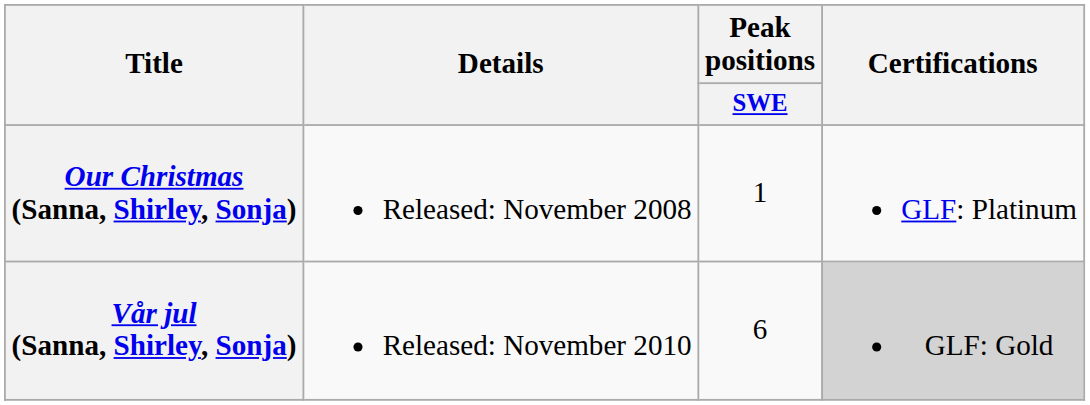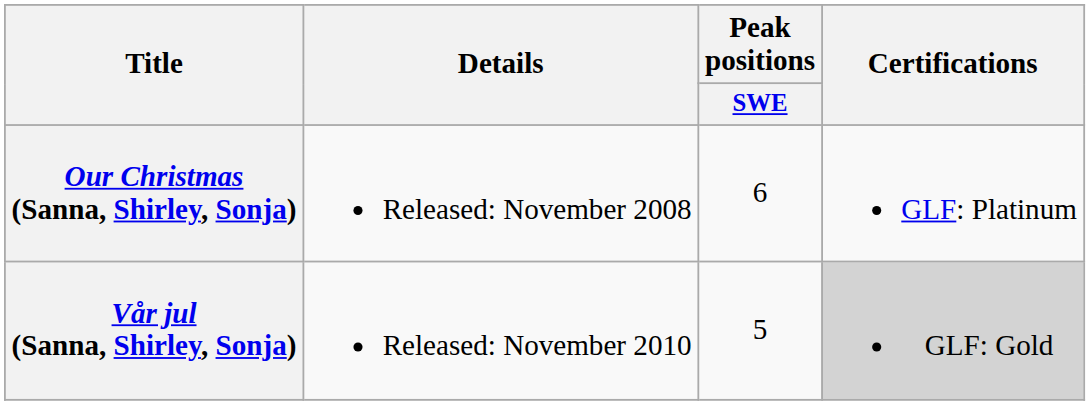(760, 192) 1 -> (760, 192) 6
(760, 330) 6 -> (760, 330) 5
